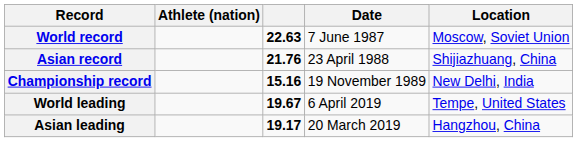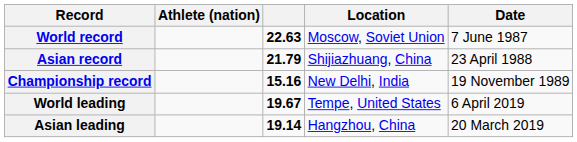columns swapped: (501, 15) <-> (367, 15)
(284, 59) 21.76 -> (284, 59) 21.79
(284, 125) 19.17 -> (284, 125) 19.14
